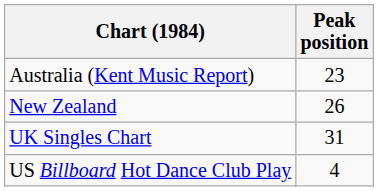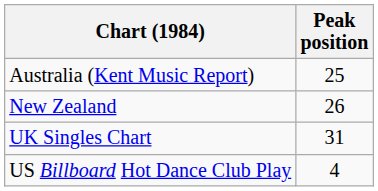(334, 74) 23 -> (334, 74) 25
